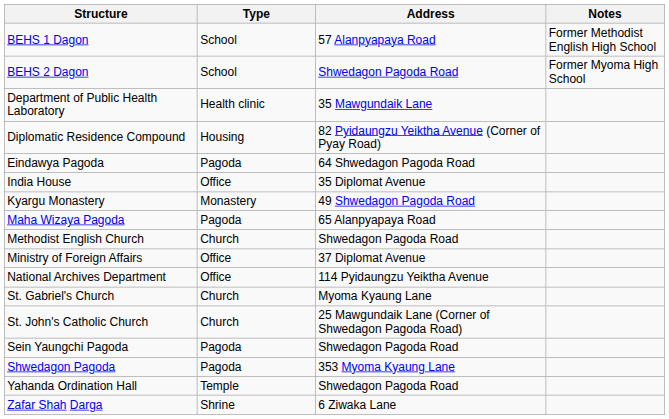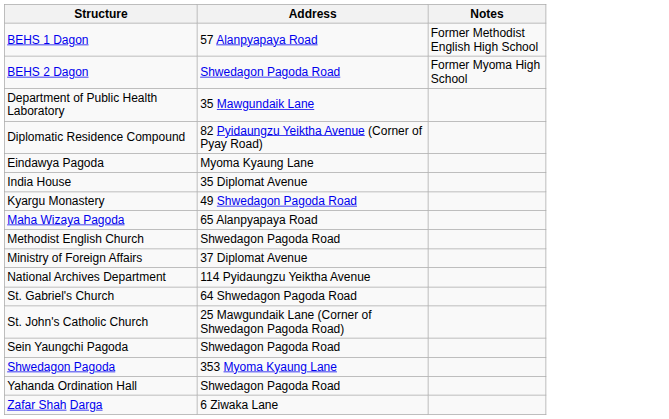- column: (256, 14)
(397, 163) 64 Shwedagon Pagoda Road -> (257, 163) Myoma Kyaung Lane
(375, 296) Myoma Kyaung Lane -> (279, 296) 64 Shwedagon Pagoda Road
